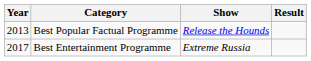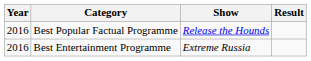(18, 30) 2013 -> (18, 30) 2016
(18, 47) 2017 -> (18, 47) 2016
